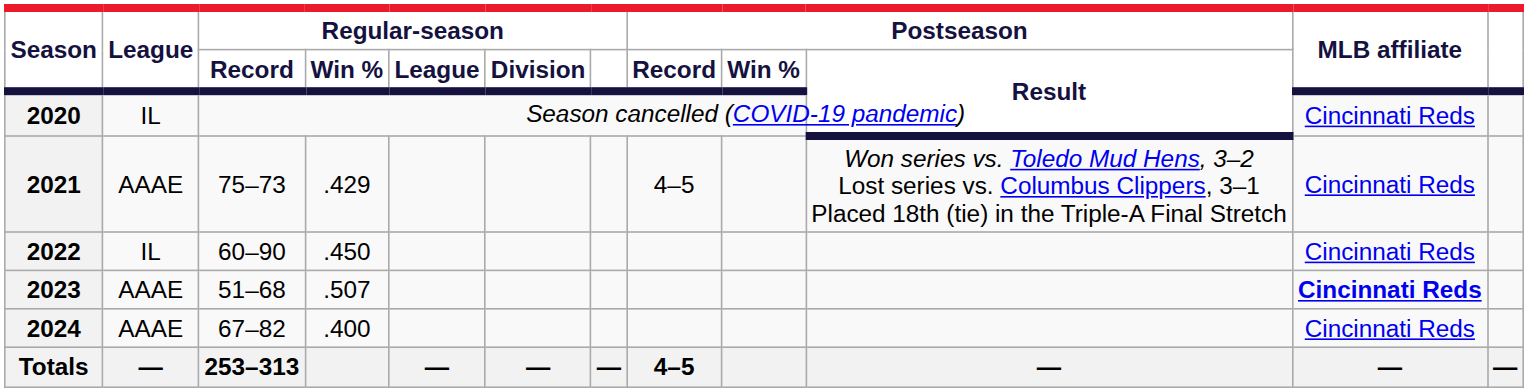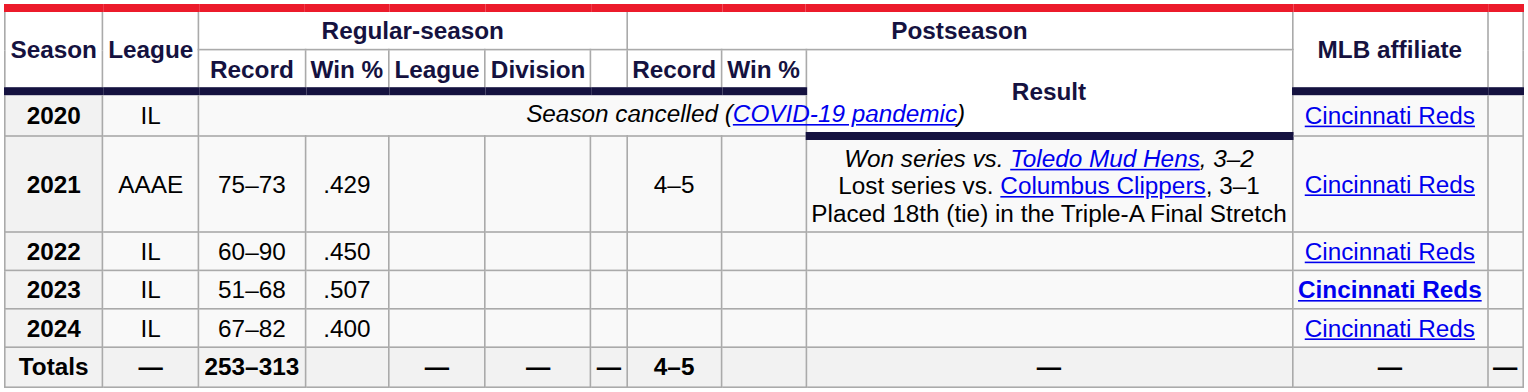(151, 290) AAAE -> (151, 290) IL
(151, 329) AAAE -> (151, 329) IL
